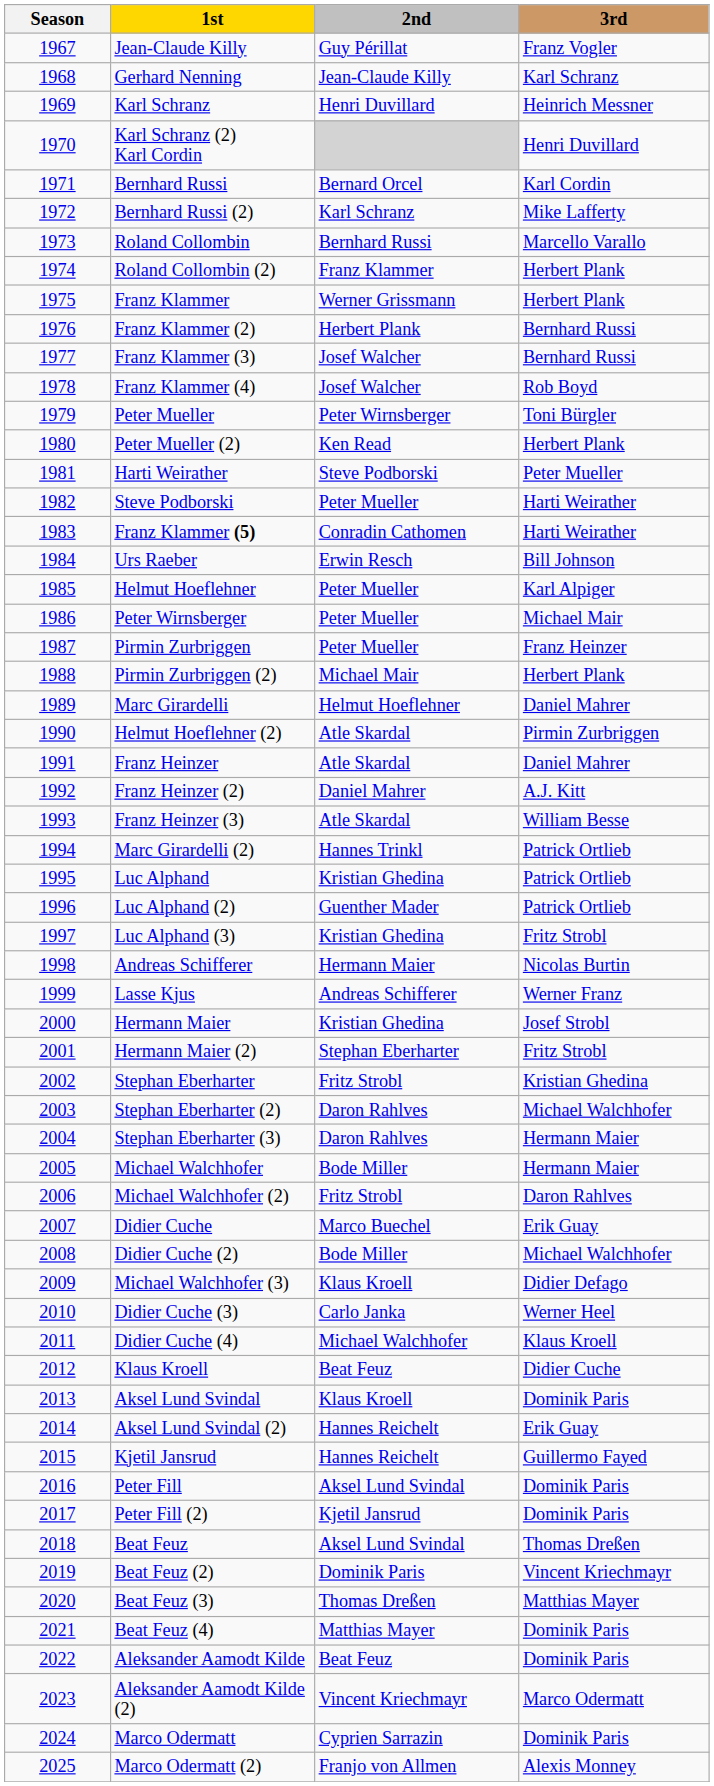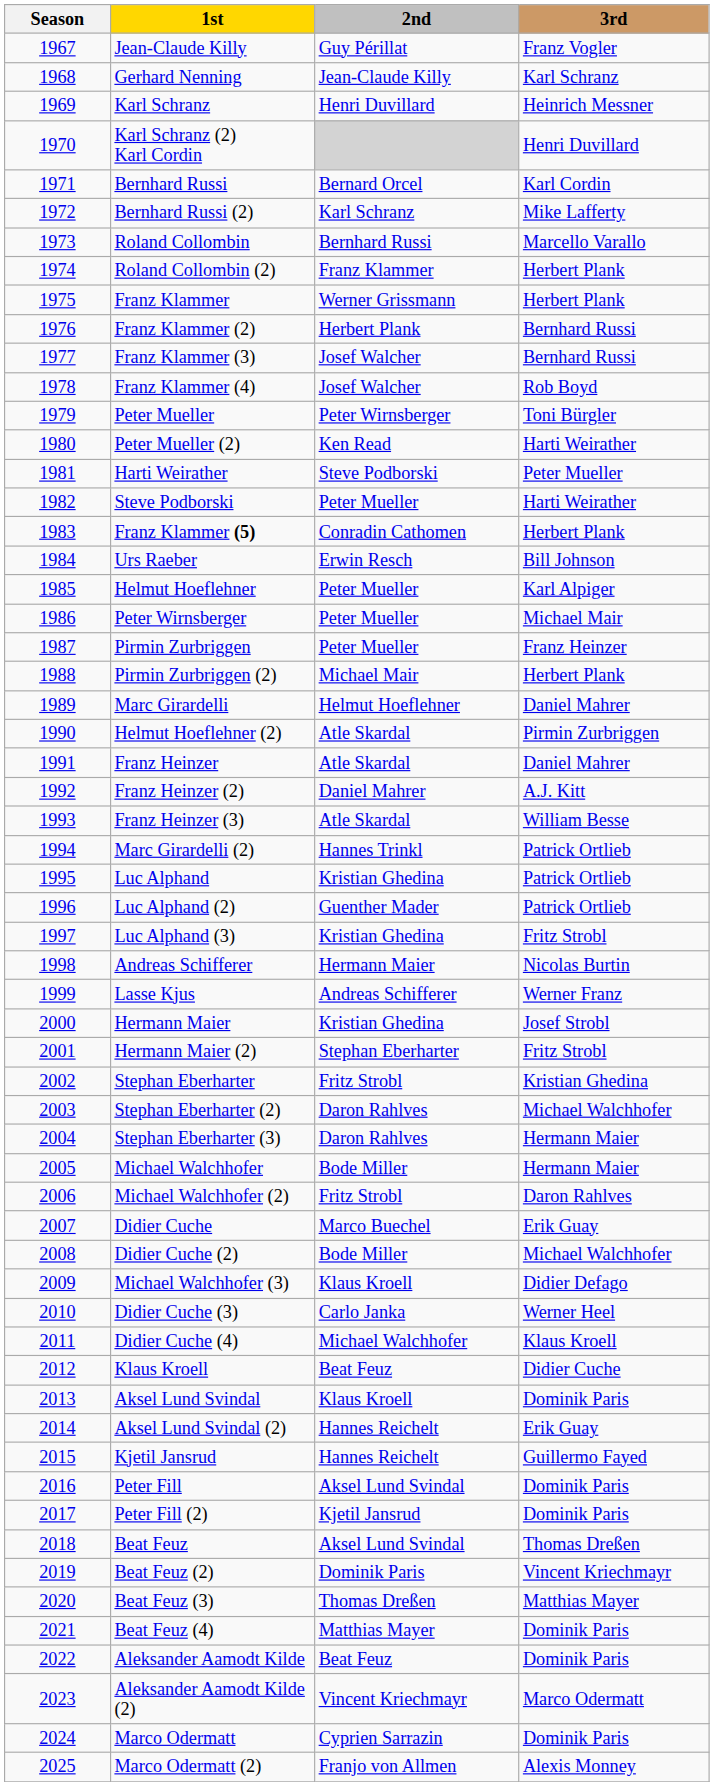(574, 444) Herbert Plank -> (579, 444) Harti Weirather
(579, 531) Harti Weirather -> (574, 531) Herbert Plank
